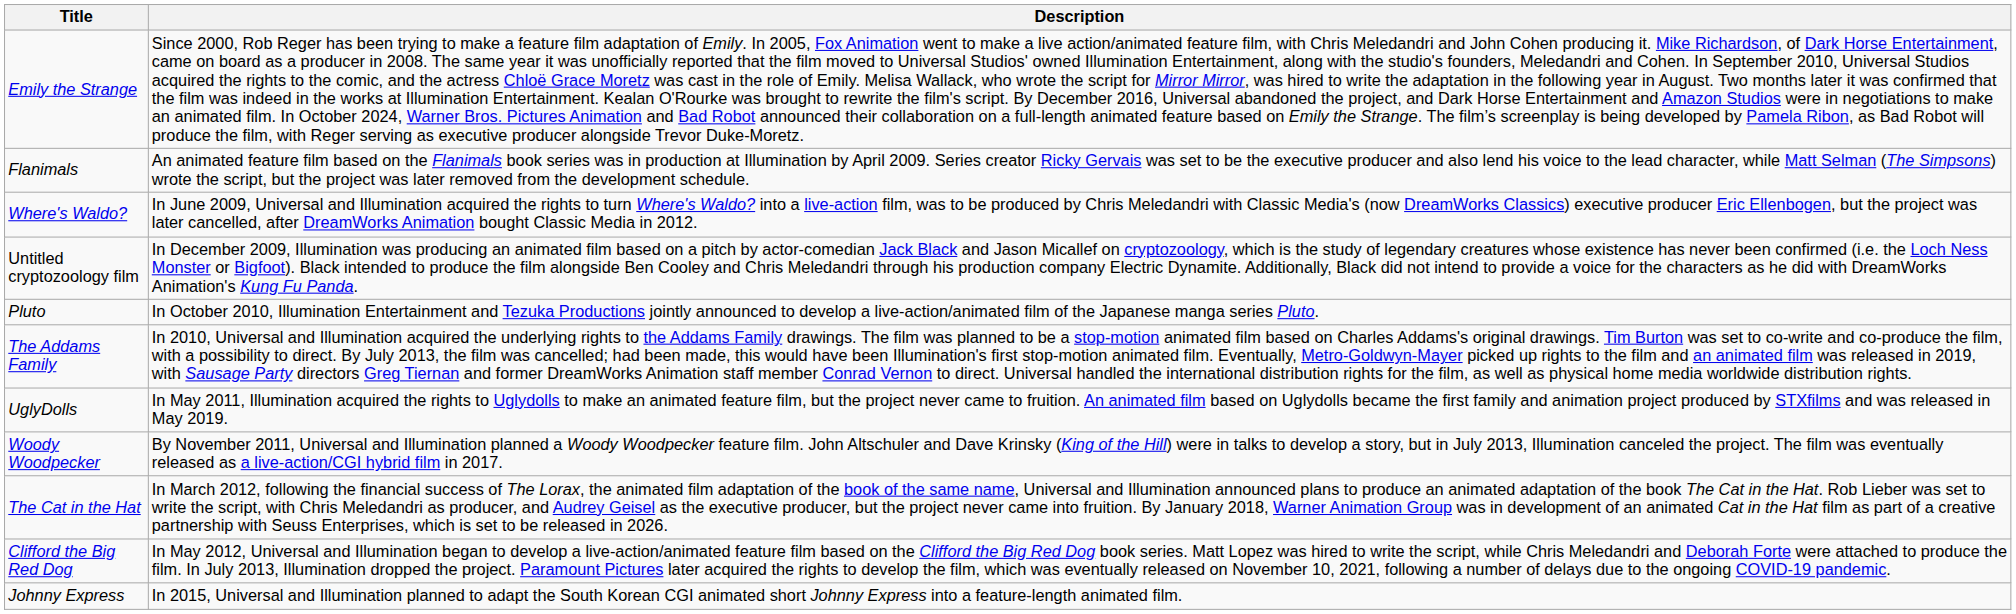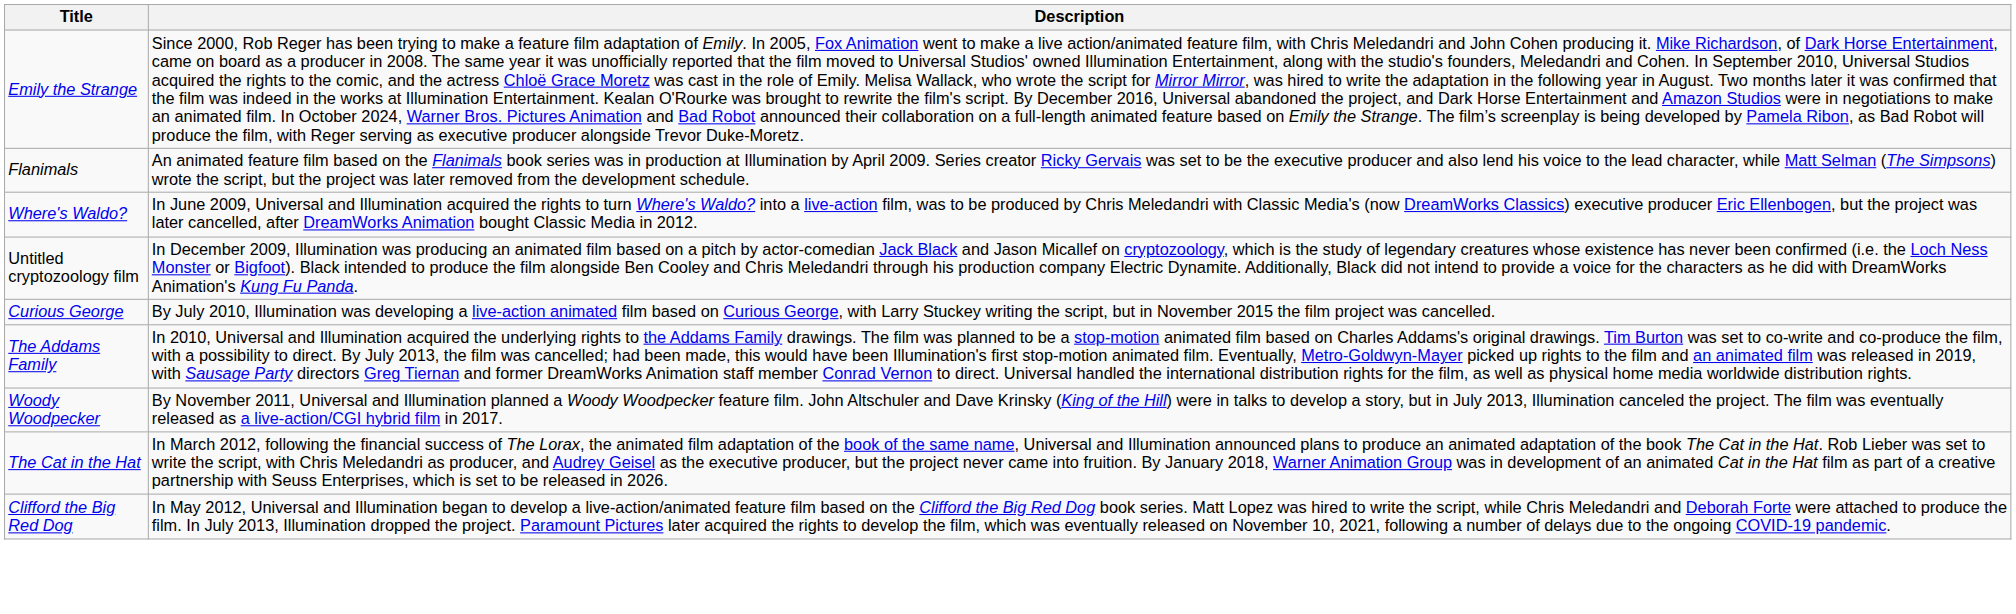+ row: (66, 312)
- row: (27, 312)
- row: (43, 409)
- row: (66, 595)
